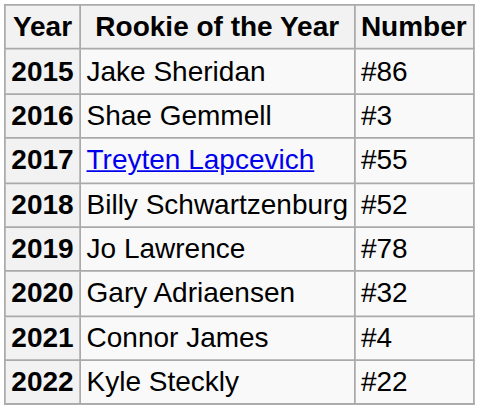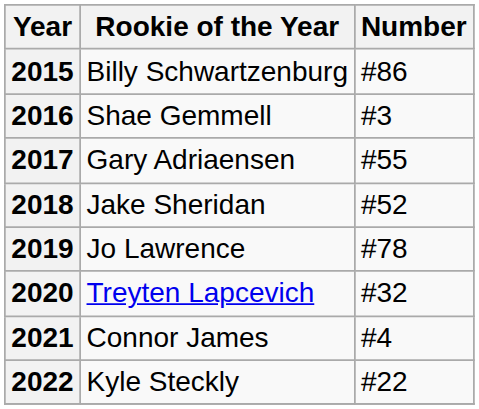(176, 71) Jake Sheridan -> (217, 71) Billy Schwartzenburg
(200, 159) Treyten Lapcevich -> (191, 159) Gary Adriaensen
(217, 204) Billy Schwartzenburg -> (176, 204) Jake Sheridan
(191, 293) Gary Adriaensen -> (200, 293) Treyten Lapcevich
